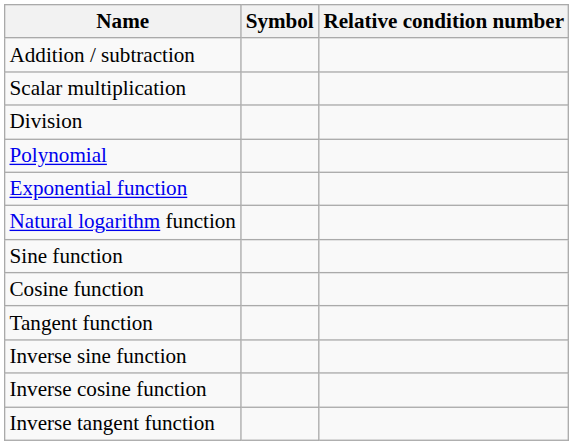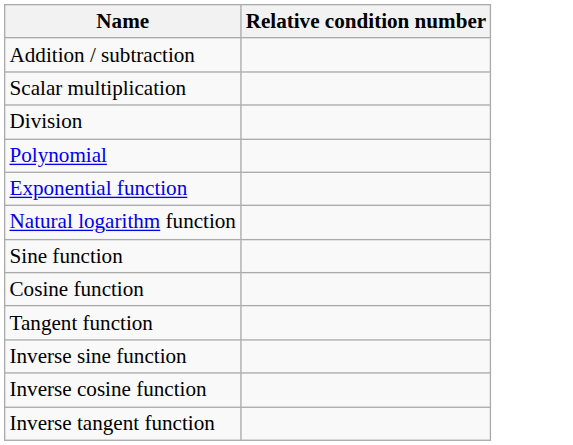- column: (280, 21)
